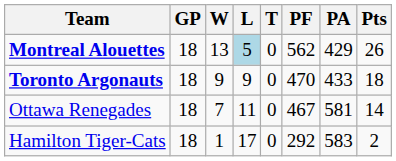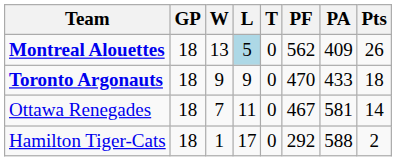(338, 49) 429 -> (338, 49) 409
(338, 140) 583 -> (338, 140) 588
